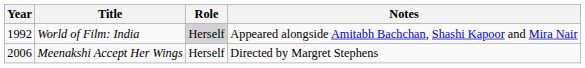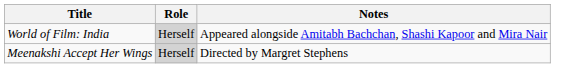- column: (20, 14)
(207, 53) no background -> (176, 53) lightgrey background
